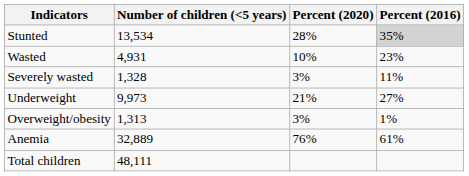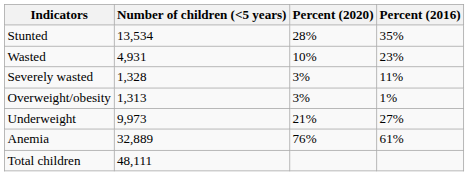(392, 35) lightgrey background -> (392, 35) no background
rows swapped: (42, 98) <-> (59, 118)
